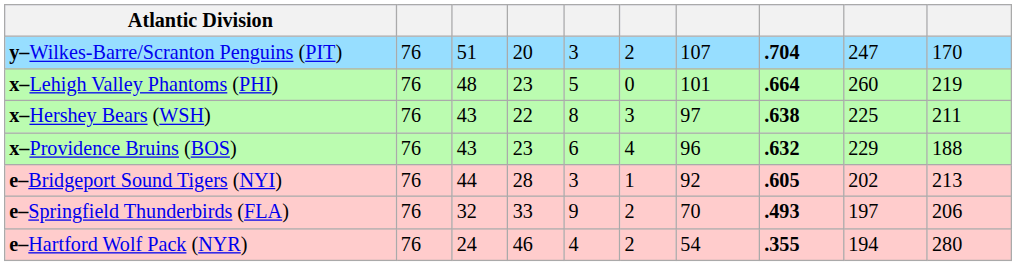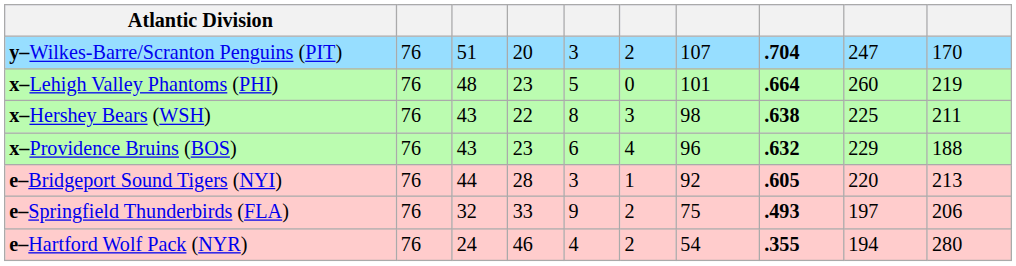(690, 116) 97 -> (690, 116) 98
(863, 180) 202 -> (863, 180) 220
(690, 212) 70 -> (690, 212) 75
